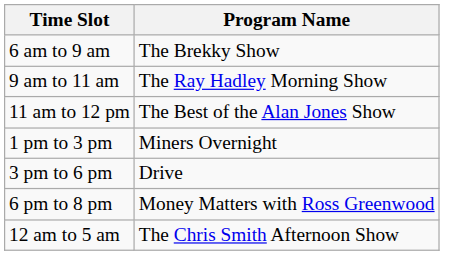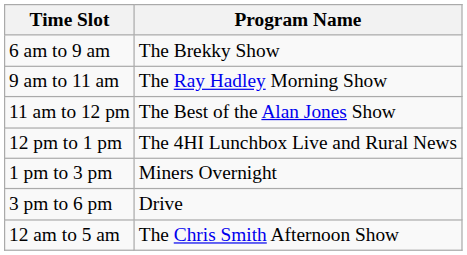+ row: (66, 142)
- row: (61, 204)
